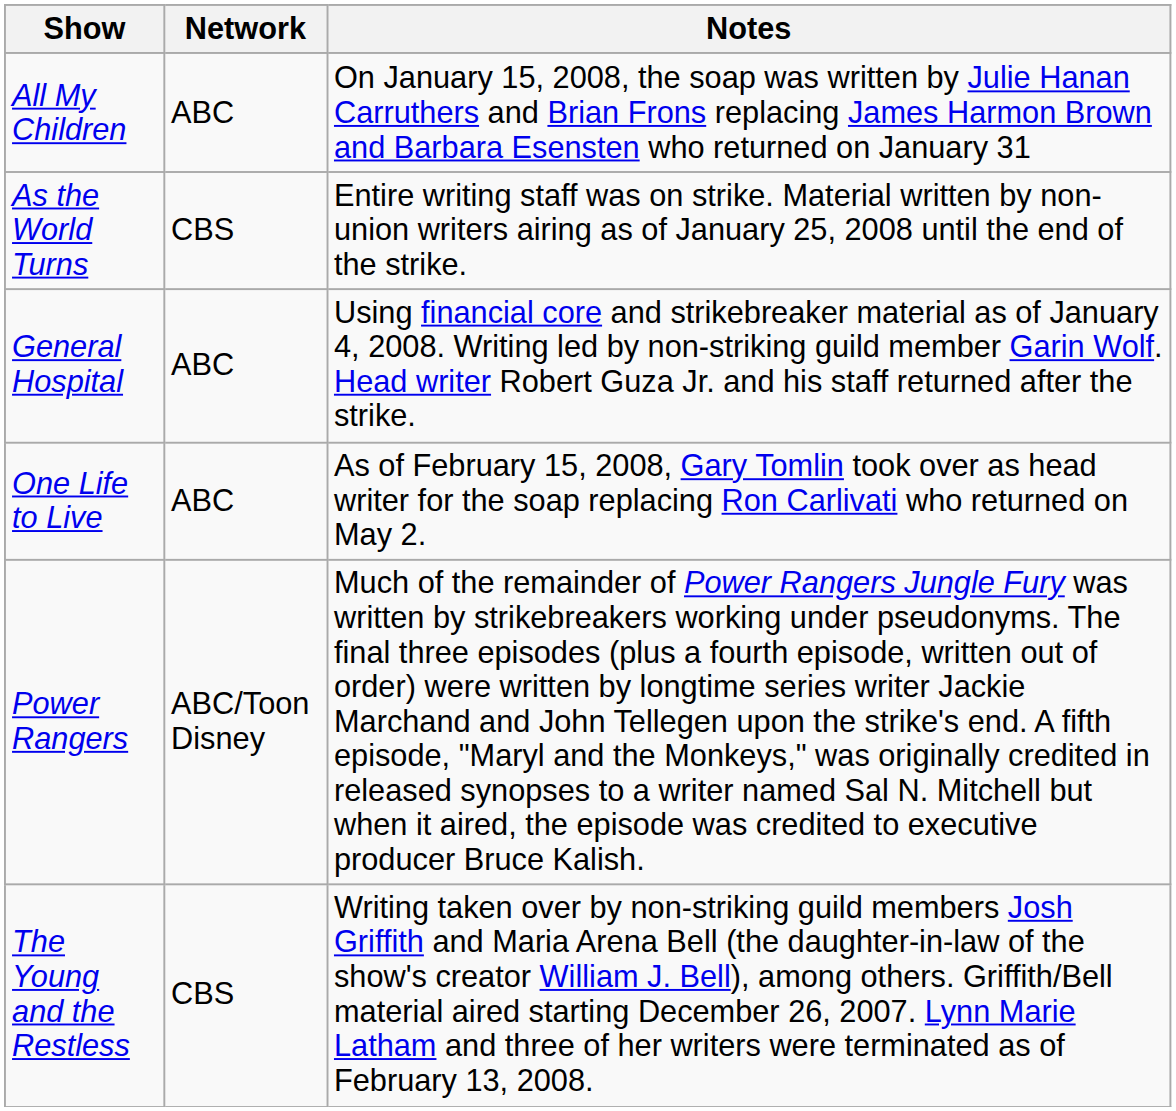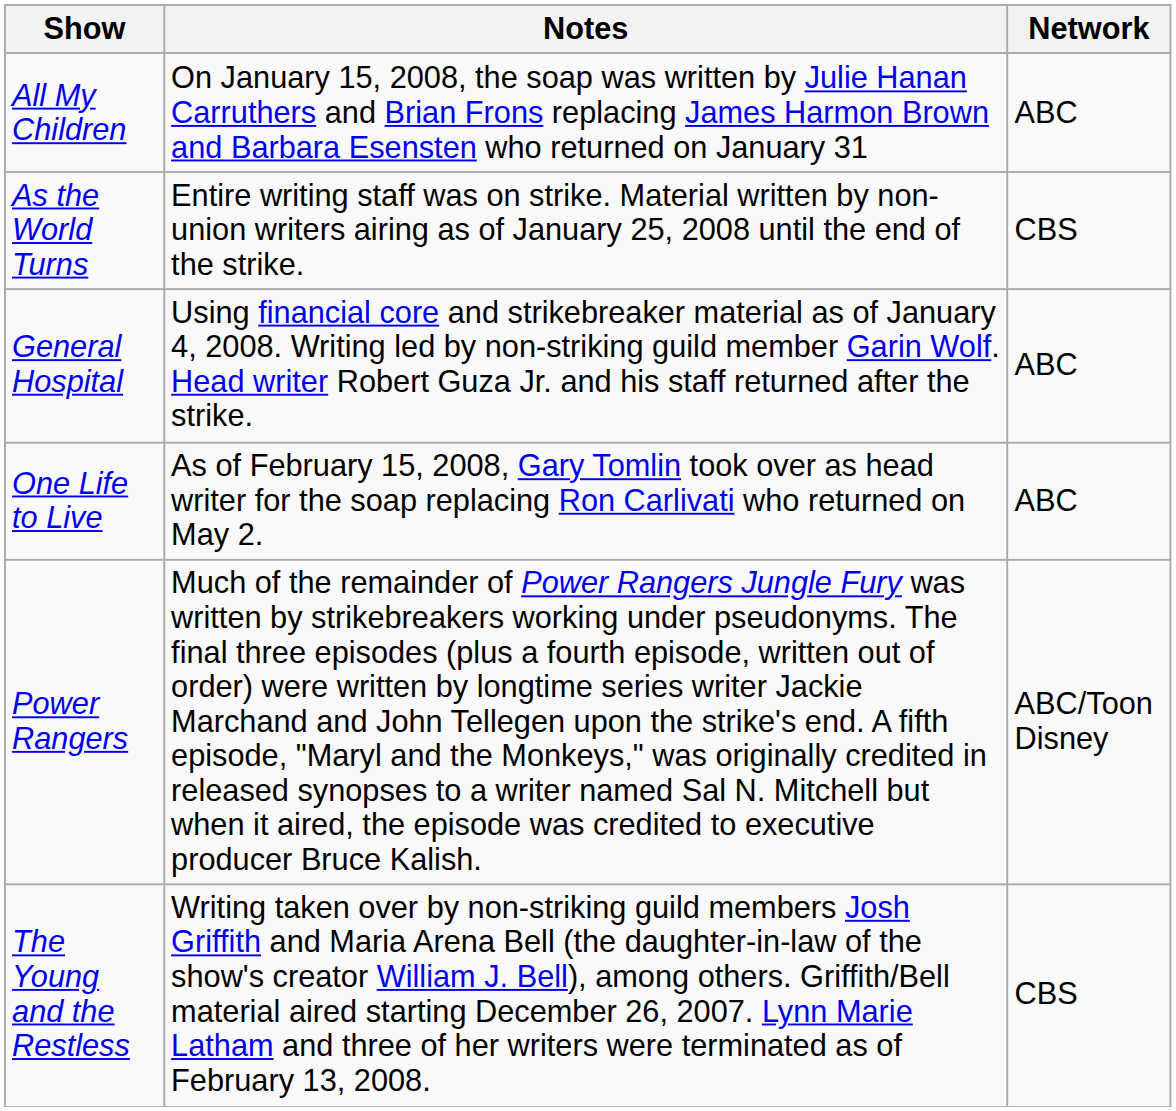columns swapped: (245, 28) <-> (749, 28)
